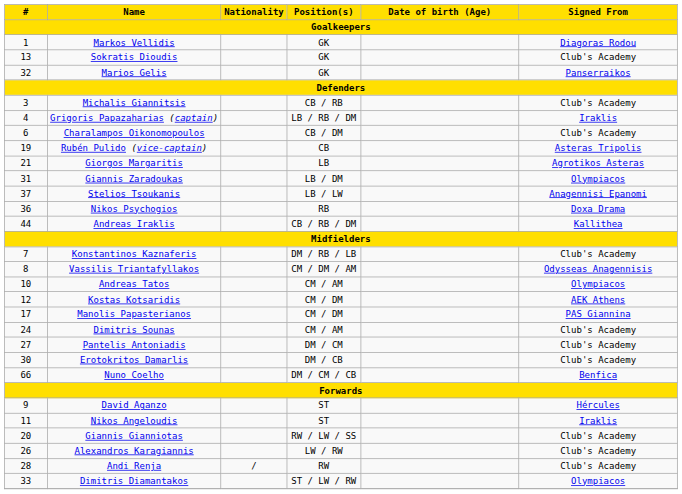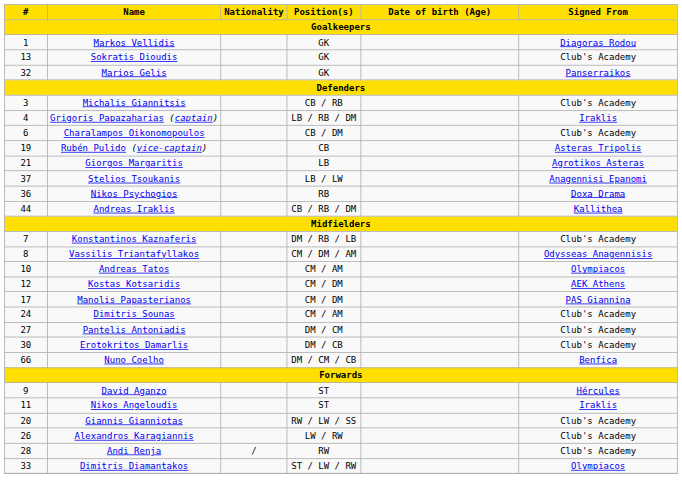- row: (134, 178)
